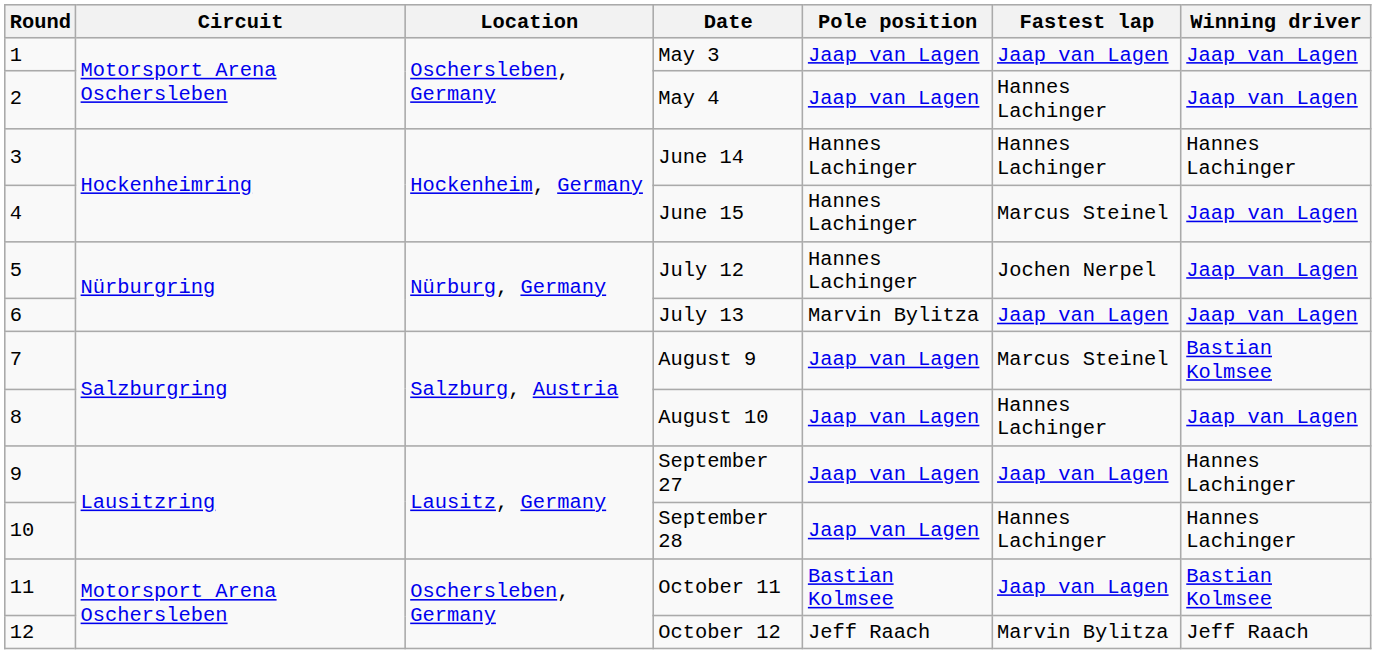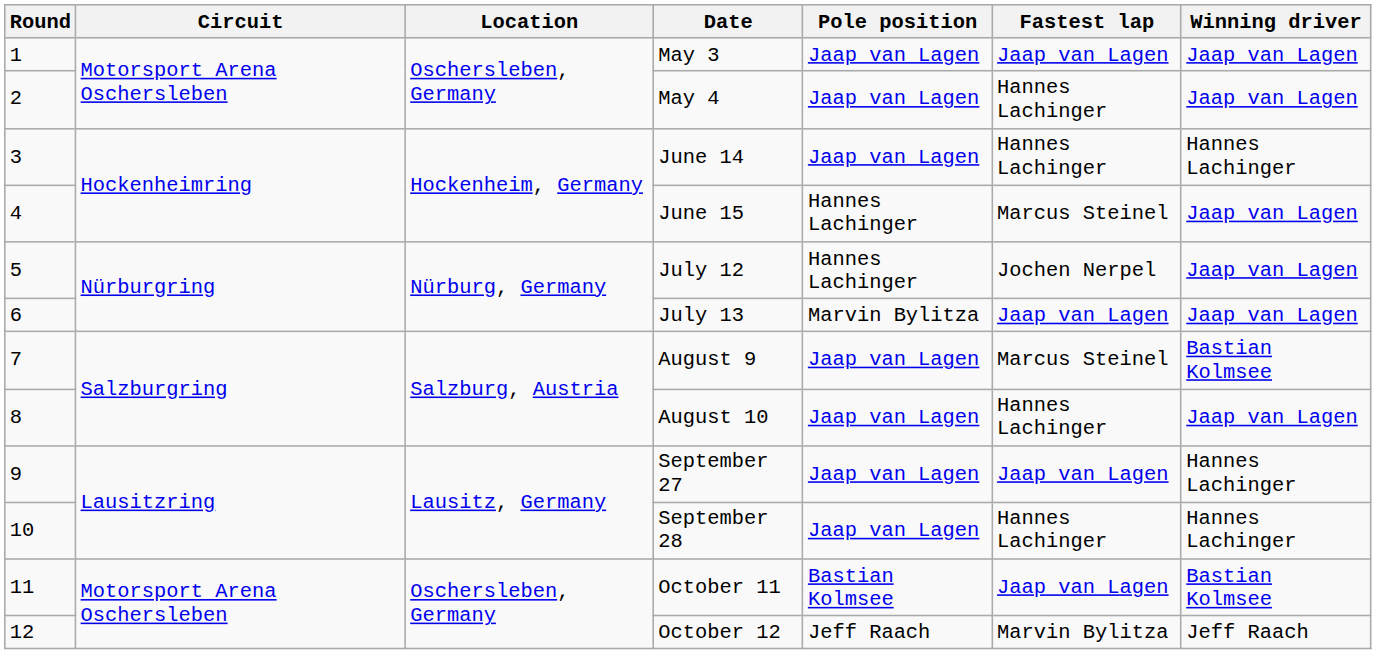(863, 157) Hannes Lachinger -> (894, 157) Jaap van Lagen
